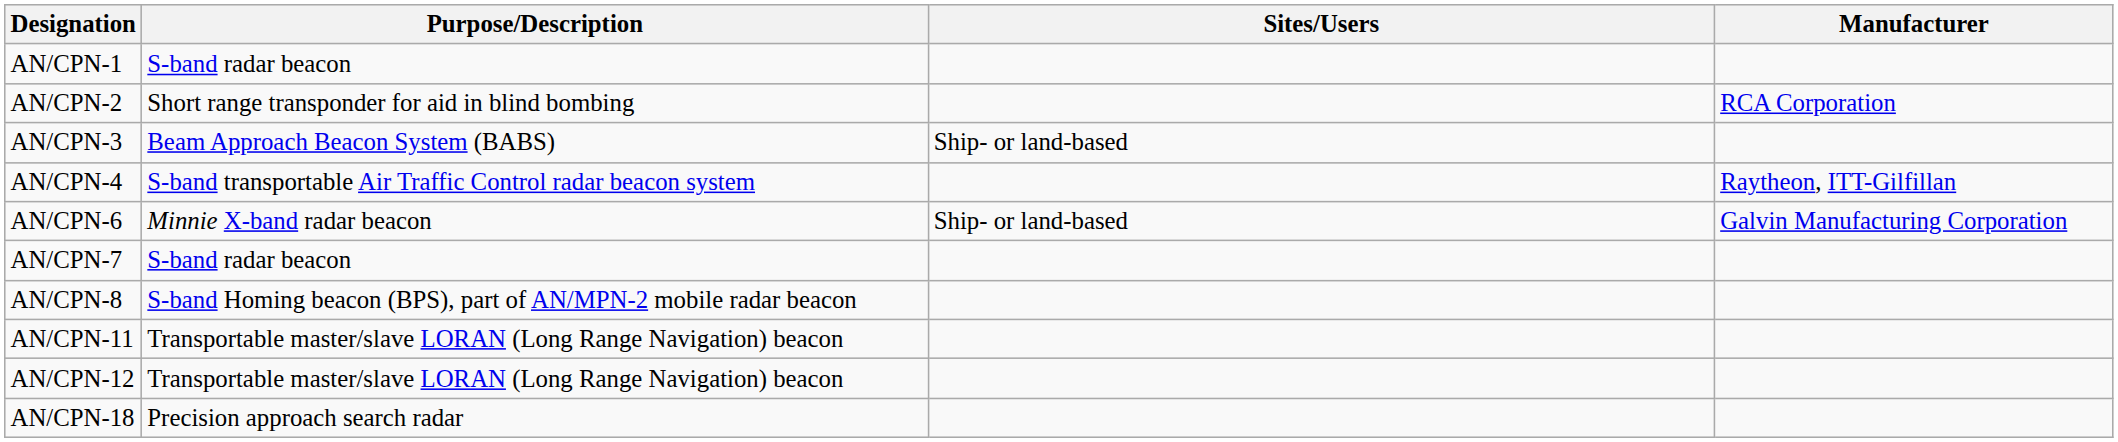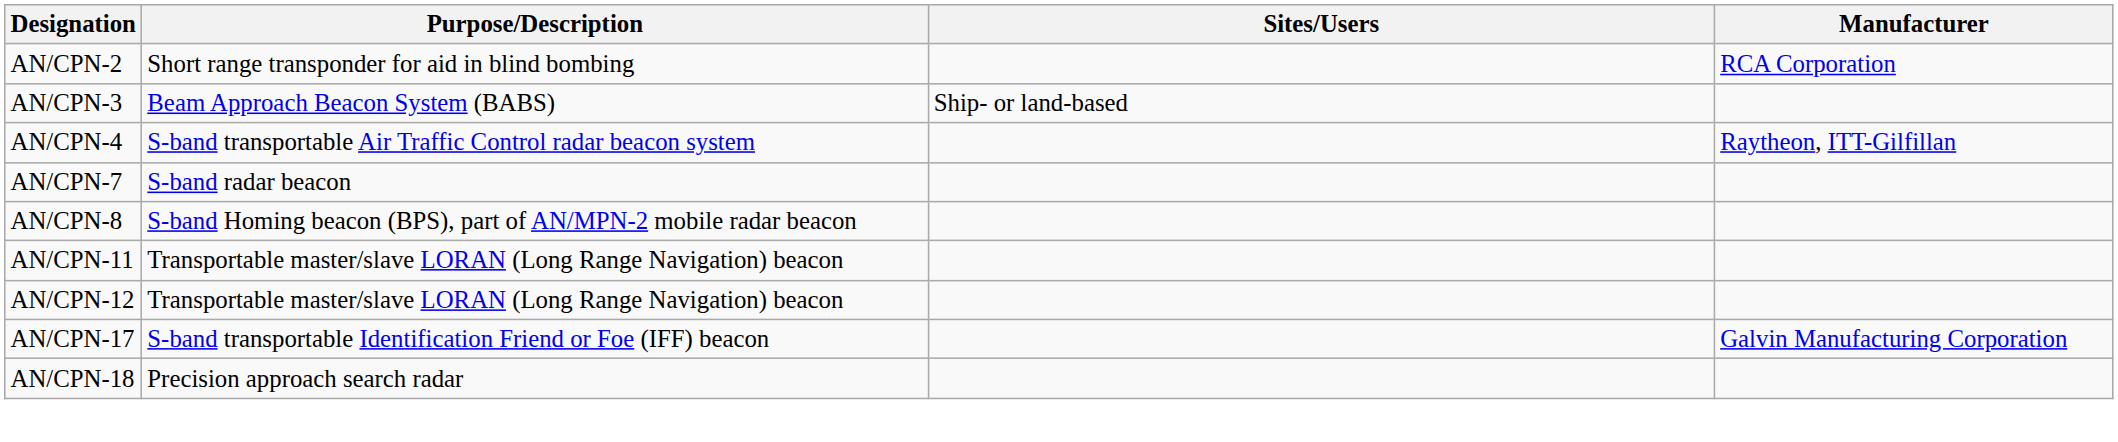- row: (66, 63)
- row: (66, 220)
+ row: (73, 338)
